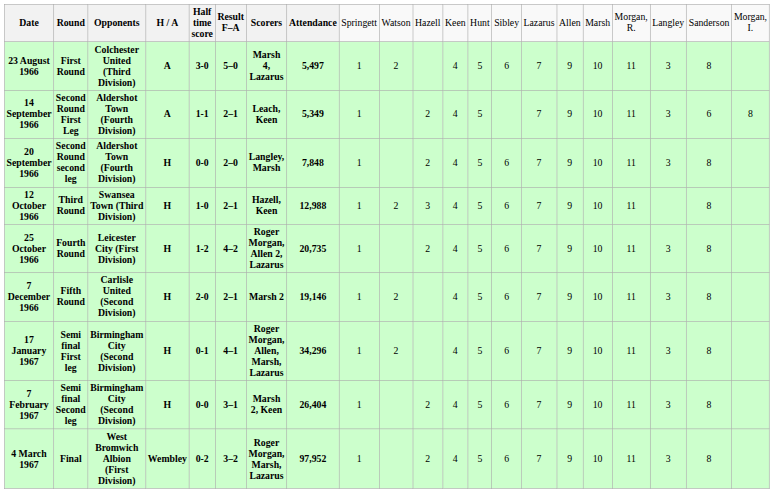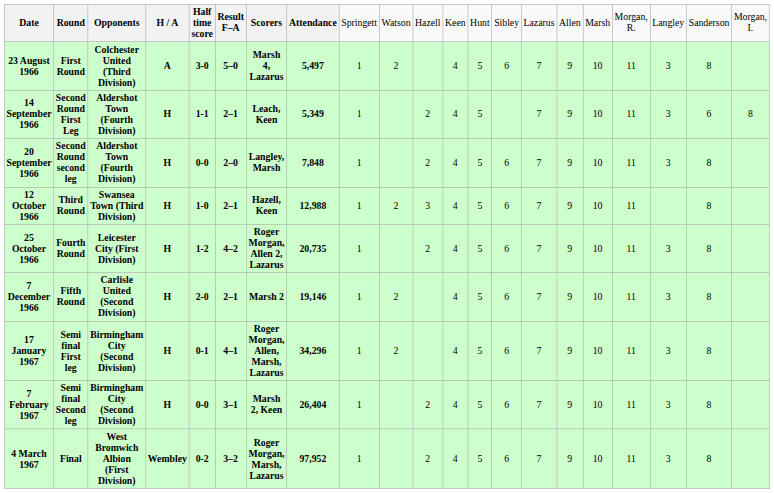(167, 114) A -> (167, 114) H
